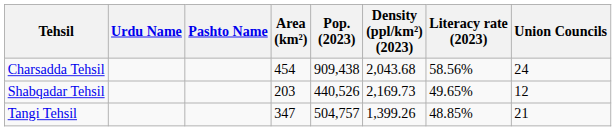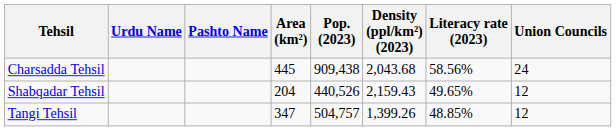(285, 69) 454 -> (285, 69) 445
(285, 92) 203 -> (285, 92) 204
(391, 92) 2,169.73 -> (391, 92) 2,159.43
(521, 114) 21 -> (521, 114) 12
